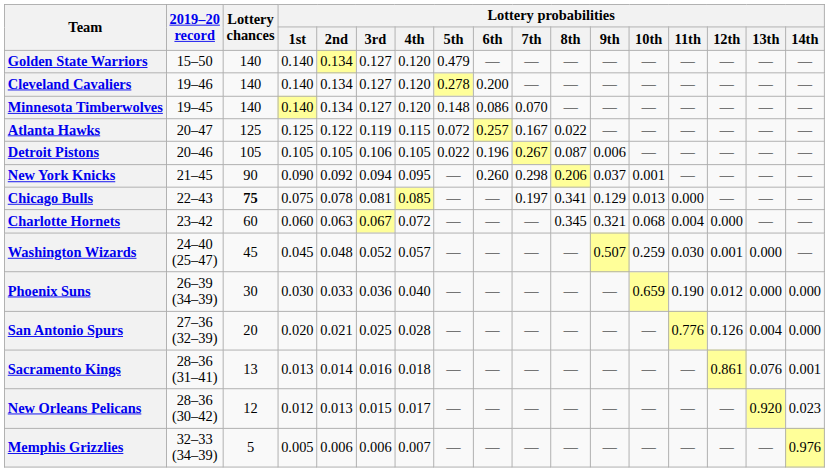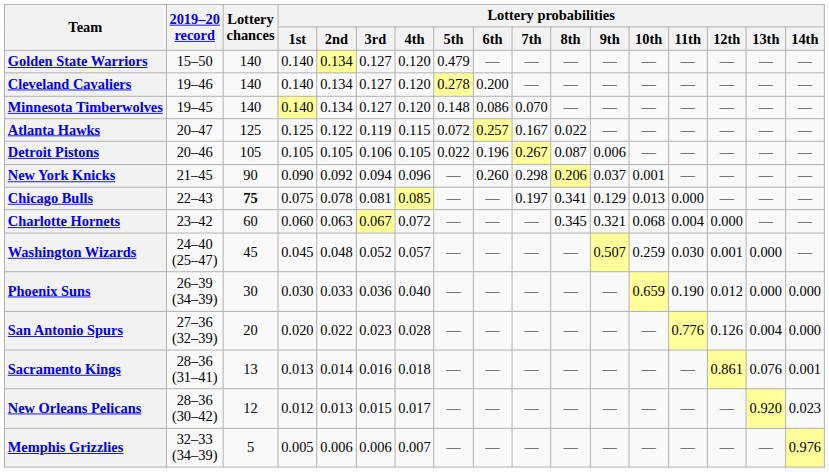(414, 175) 0.095 -> (414, 175) 0.096
(336, 330) 0.021 -> (336, 330) 0.022
(375, 330) 0.025 -> (375, 330) 0.023
